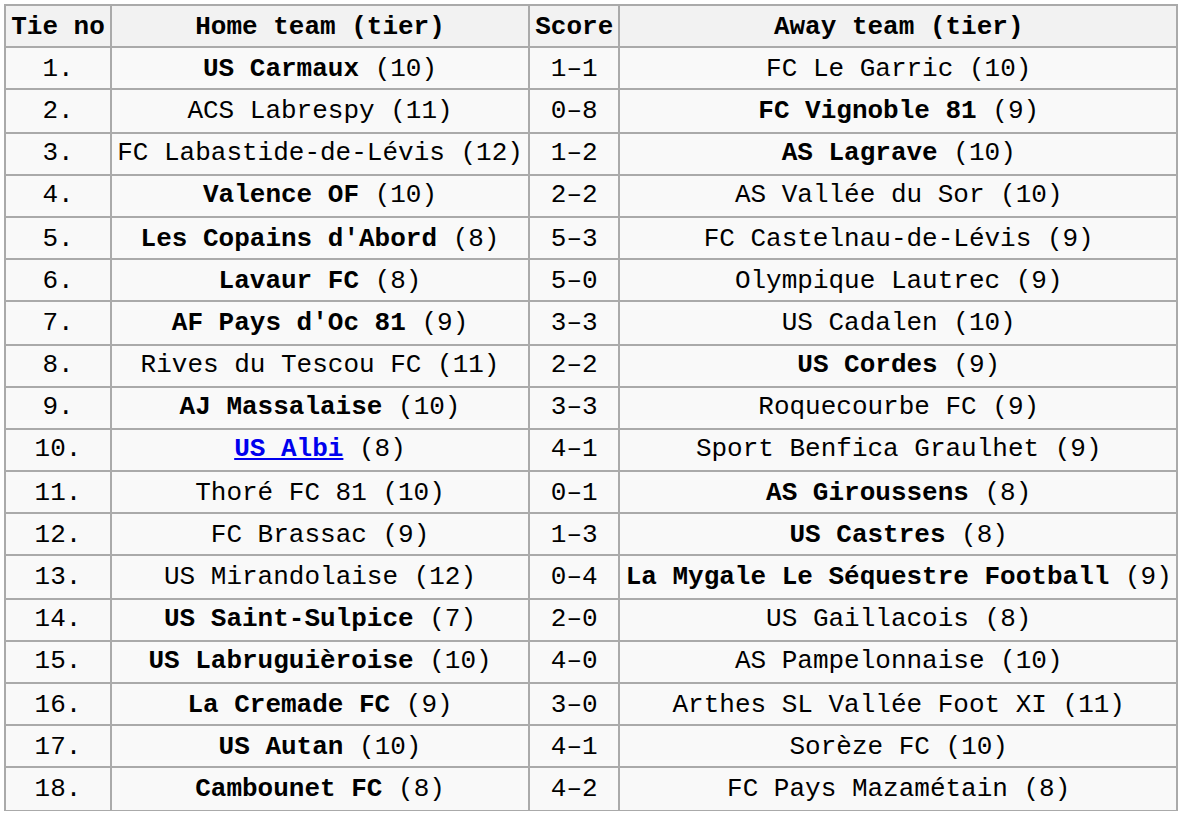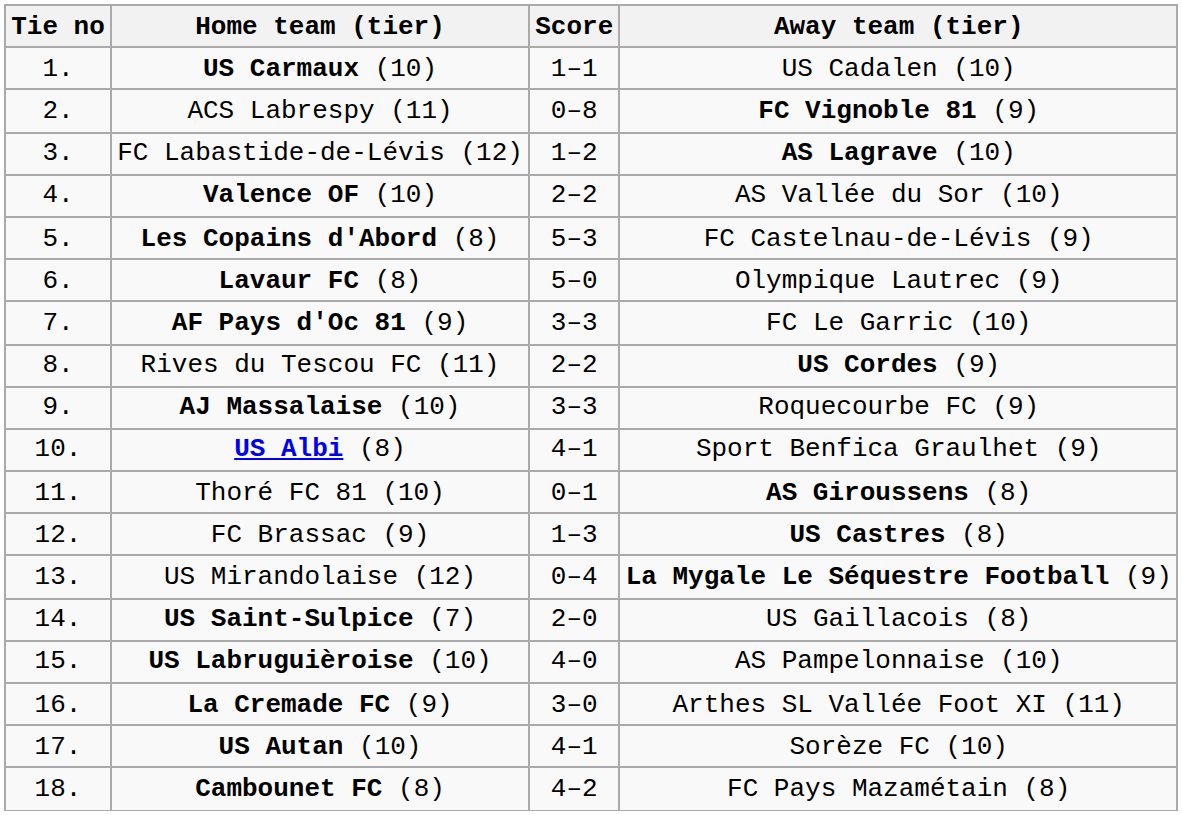(899, 69) FC Le Garric (10) -> (899, 69) US Cadalen (10)
(899, 323) US Cadalen (10) -> (899, 323) FC Le Garric (10)
